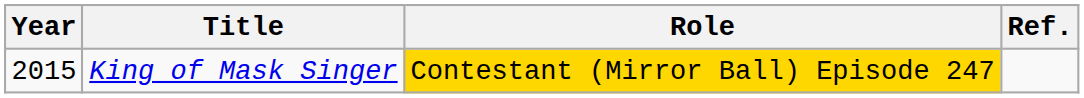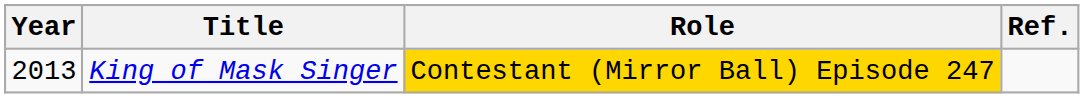(44, 71) 2015 -> (44, 71) 2013
